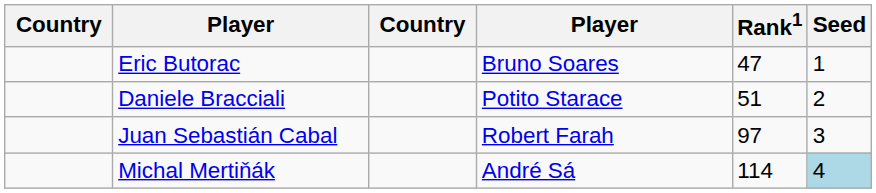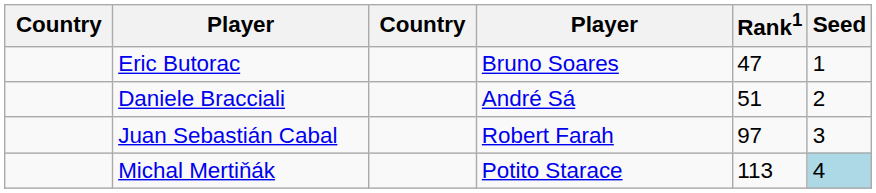(552, 99) Potito Starace -> (529, 99) André Sá
(529, 170) André Sá -> (552, 170) Potito Starace
(755, 170) 114 -> (755, 170) 113
